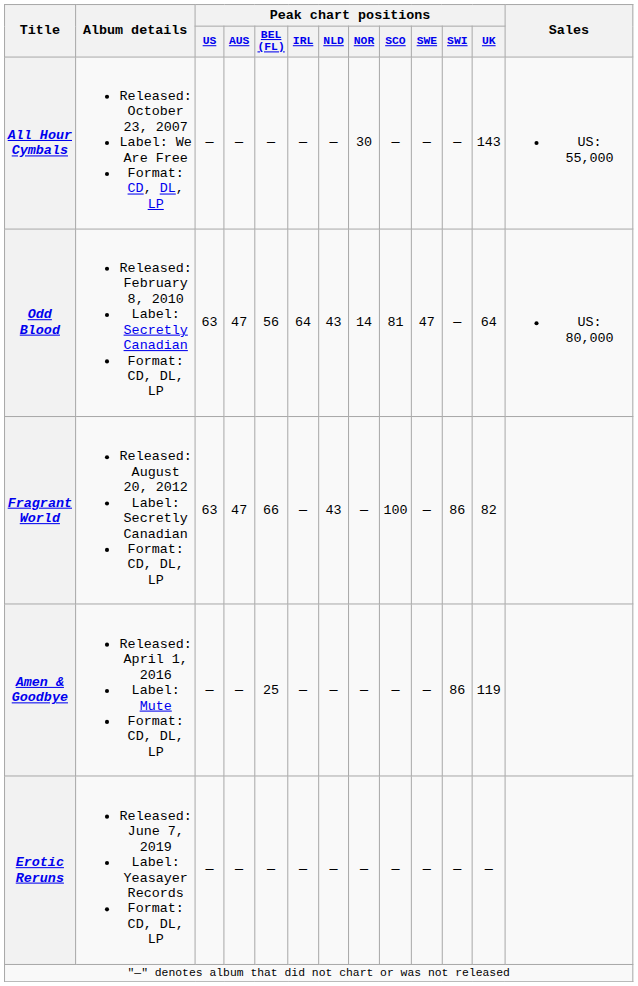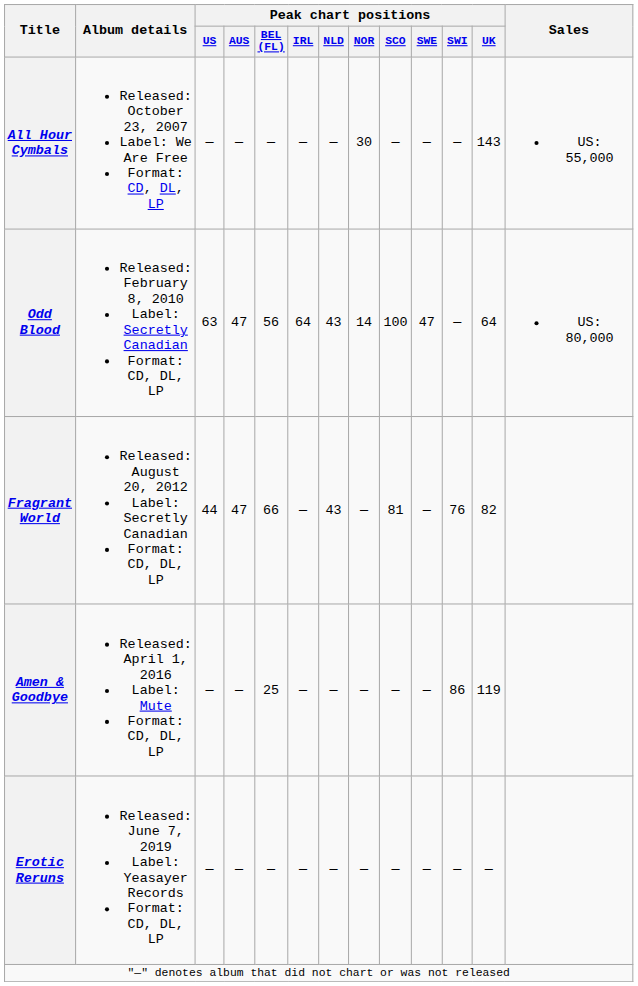(395, 323) 81 -> (395, 323) 100
(209, 510) 63 -> (209, 510) 44
(395, 510) 100 -> (395, 510) 81
(457, 510) 86 -> (457, 510) 76
